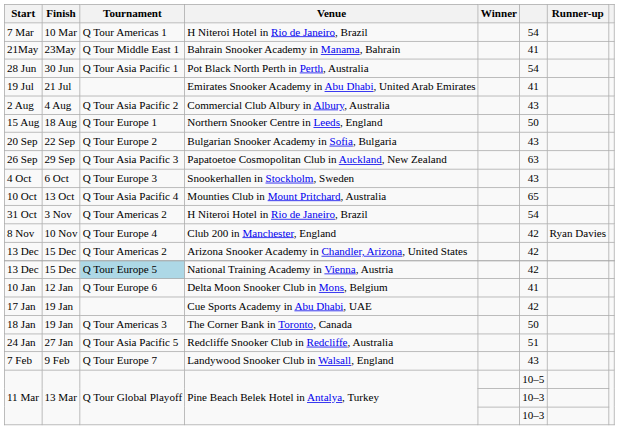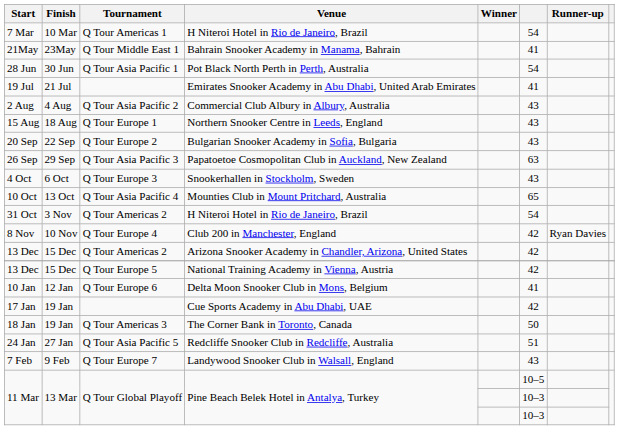(533, 123) 50 -> (533, 123) 43
(120, 270) lightblue background -> (120, 270) no background
